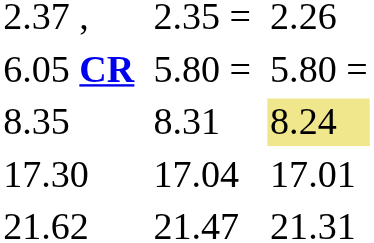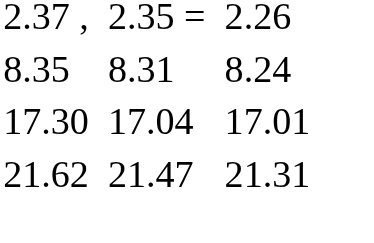- row: (69, 69)
(303, 121) khaki background -> (258, 69) no background
